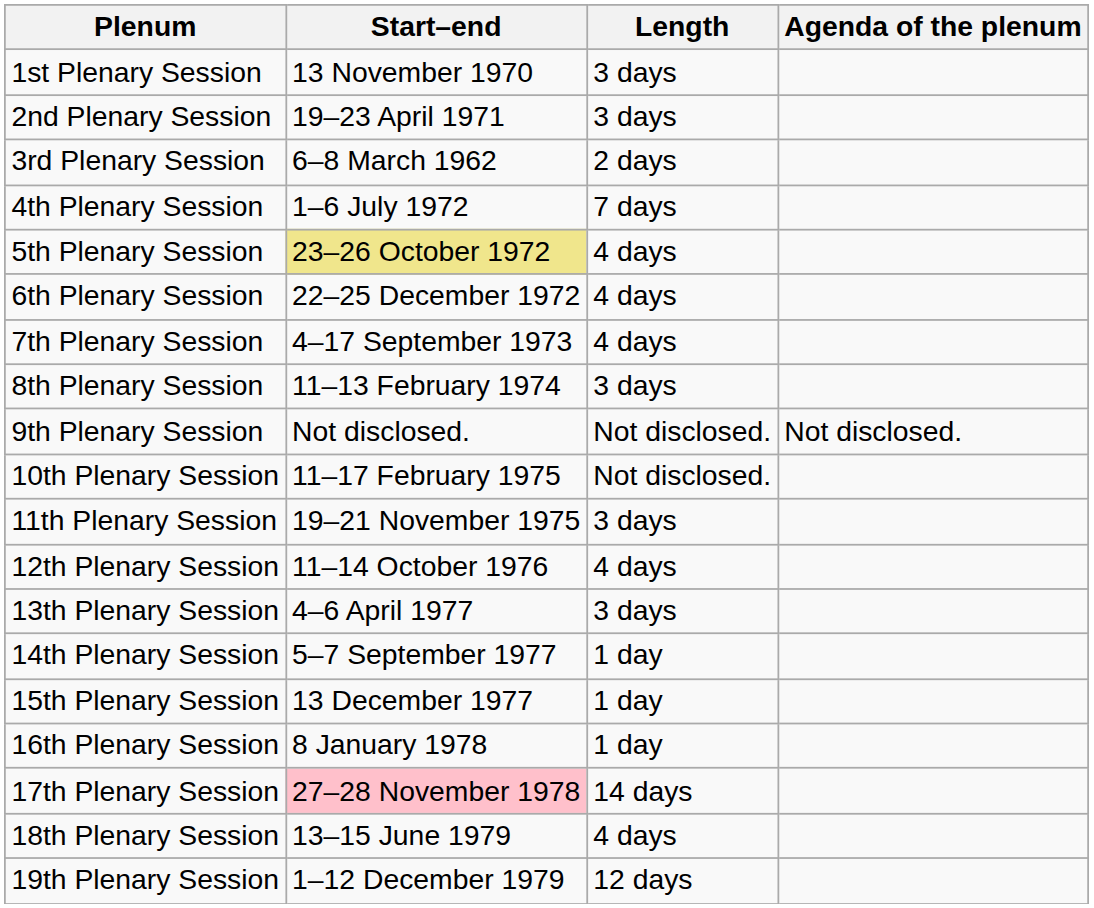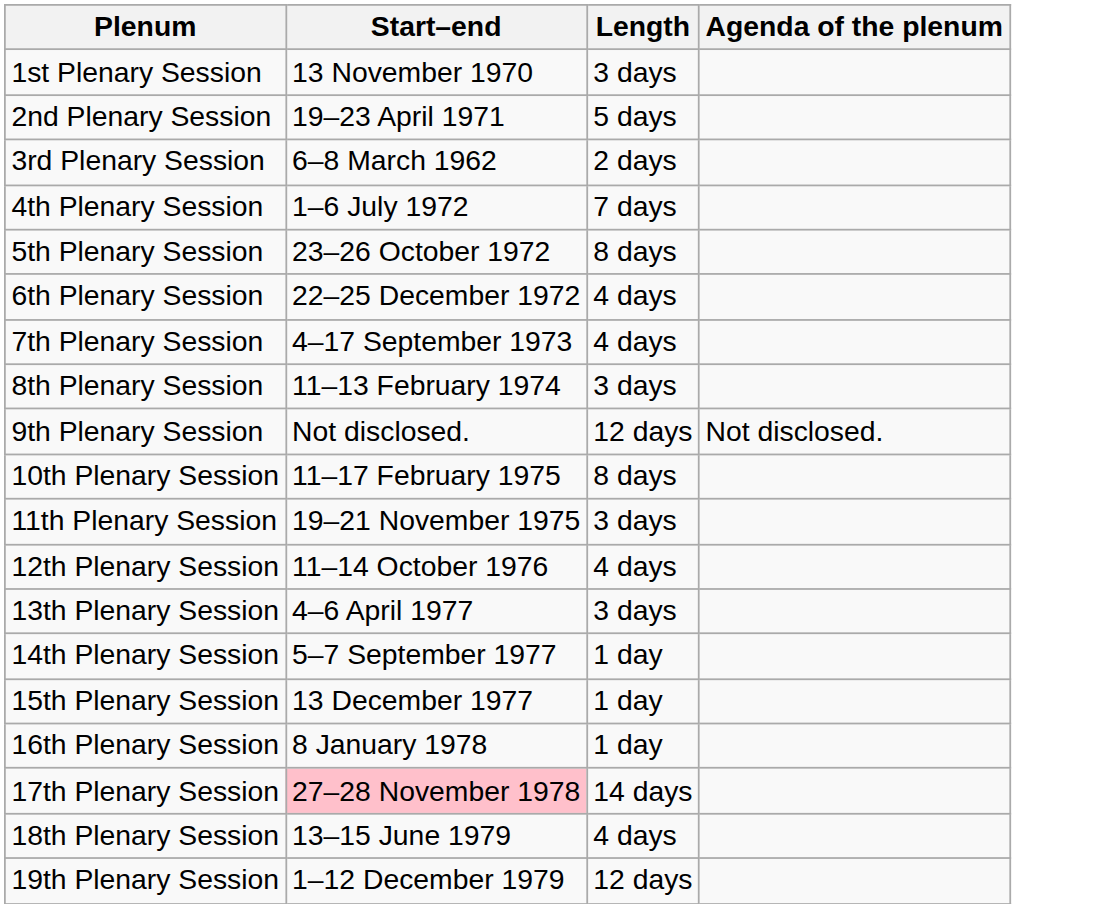(635, 116) 3 days -> (635, 116) 5 days
(421, 251) khaki background -> (421, 251) no background
(635, 251) 4 days -> (635, 251) 8 days
(682, 431) Not disclosed. -> (643, 431) 12 days
(682, 476) Not disclosed. -> (635, 476) 8 days
